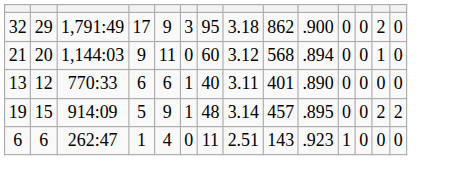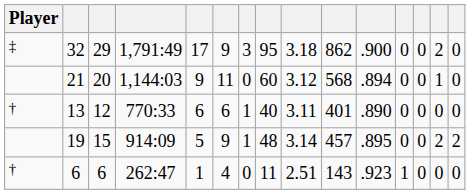+ column: (34, 18)
